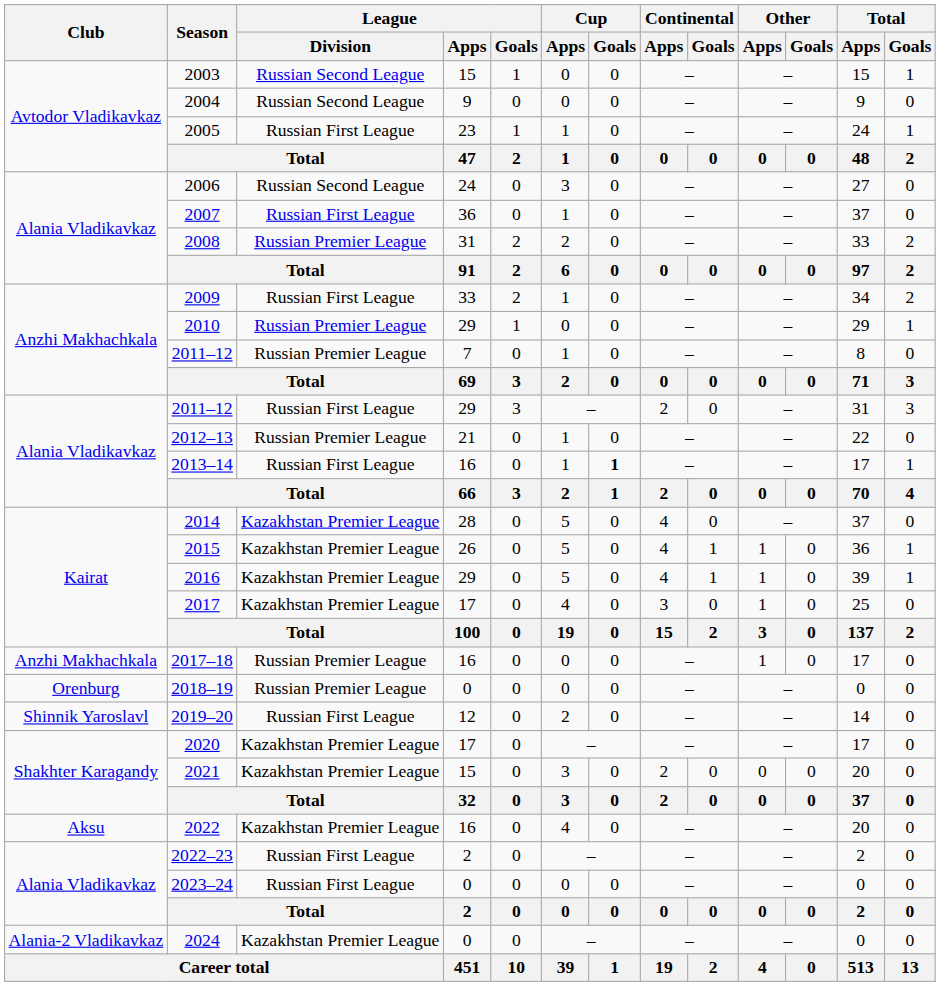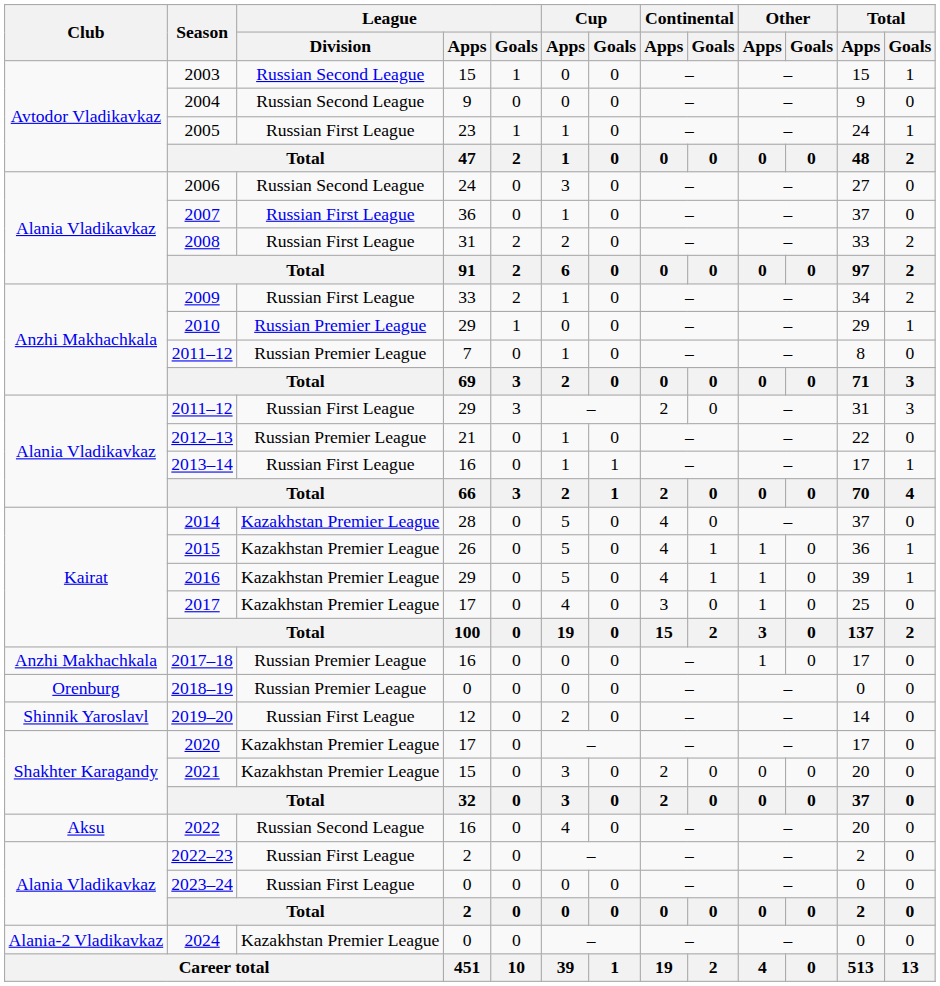(340, 241) Russian Premier League -> (340, 241) Russian First League
(615, 465) bold -> (615, 465) normal
(340, 827) Kazakhstan Premier League -> (340, 827) Russian Second League
